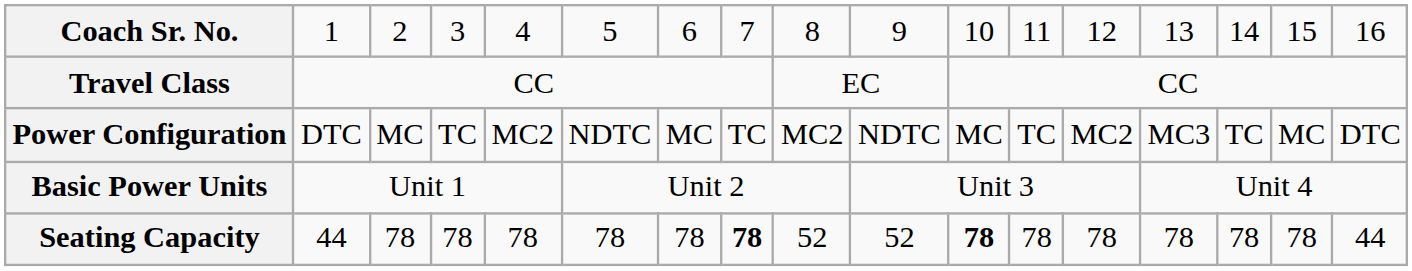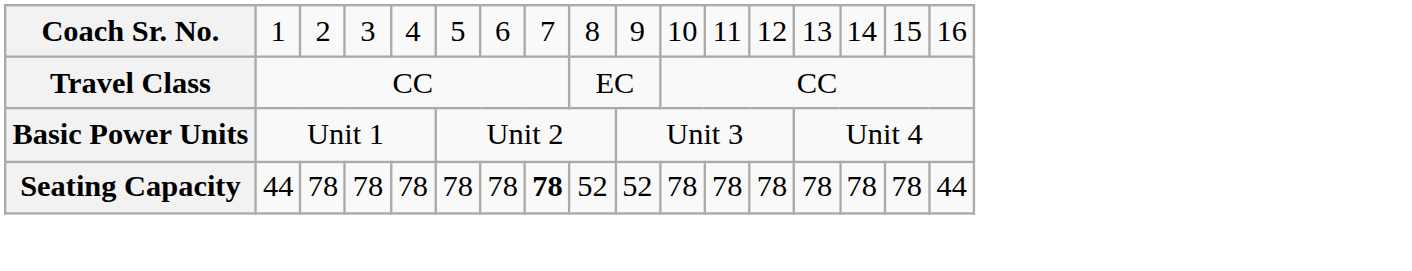- row: (149, 134)
(979, 238) bold -> (682, 186) normal
